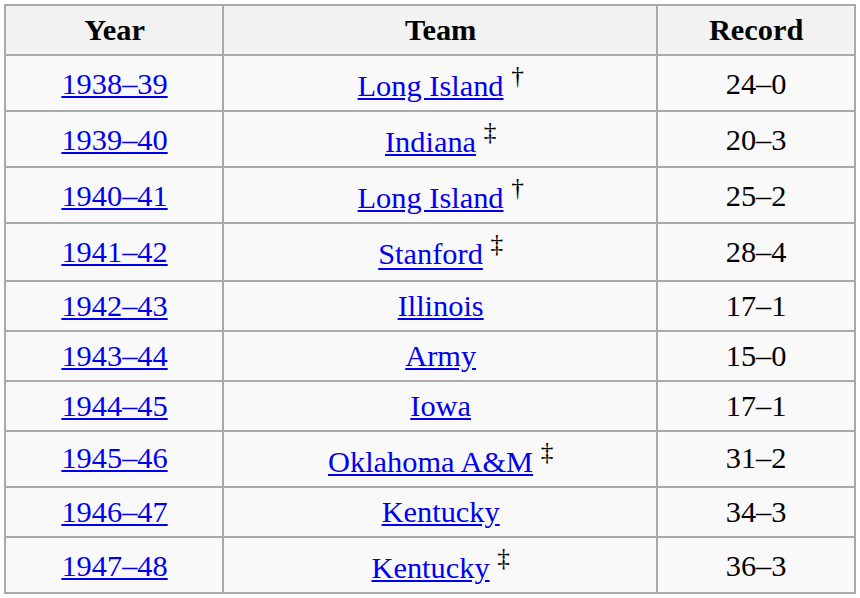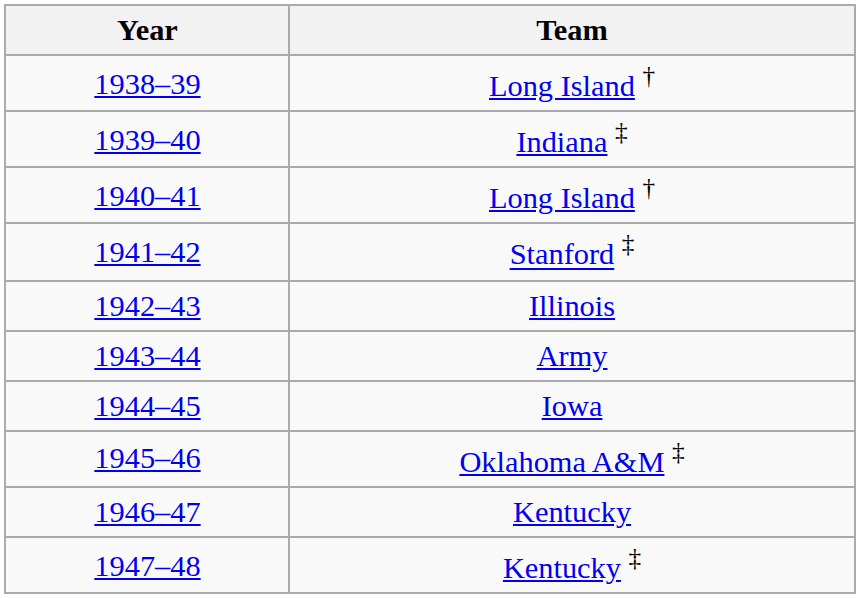- column: (756, 29)
